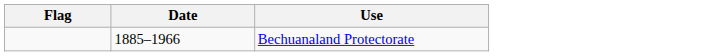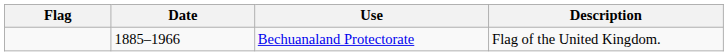+ column: (606, 16)
